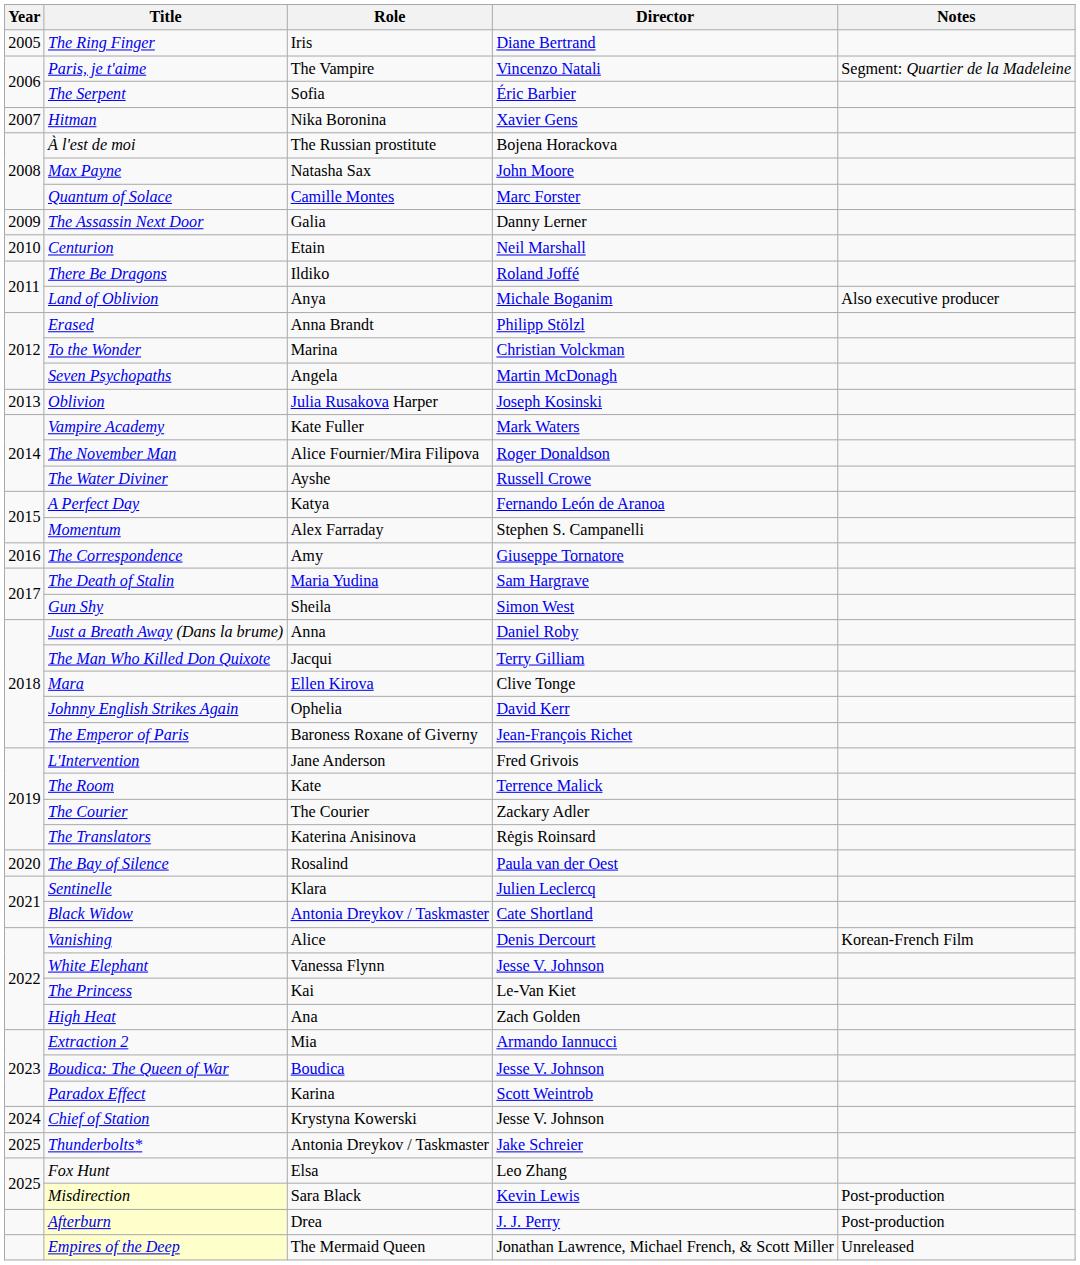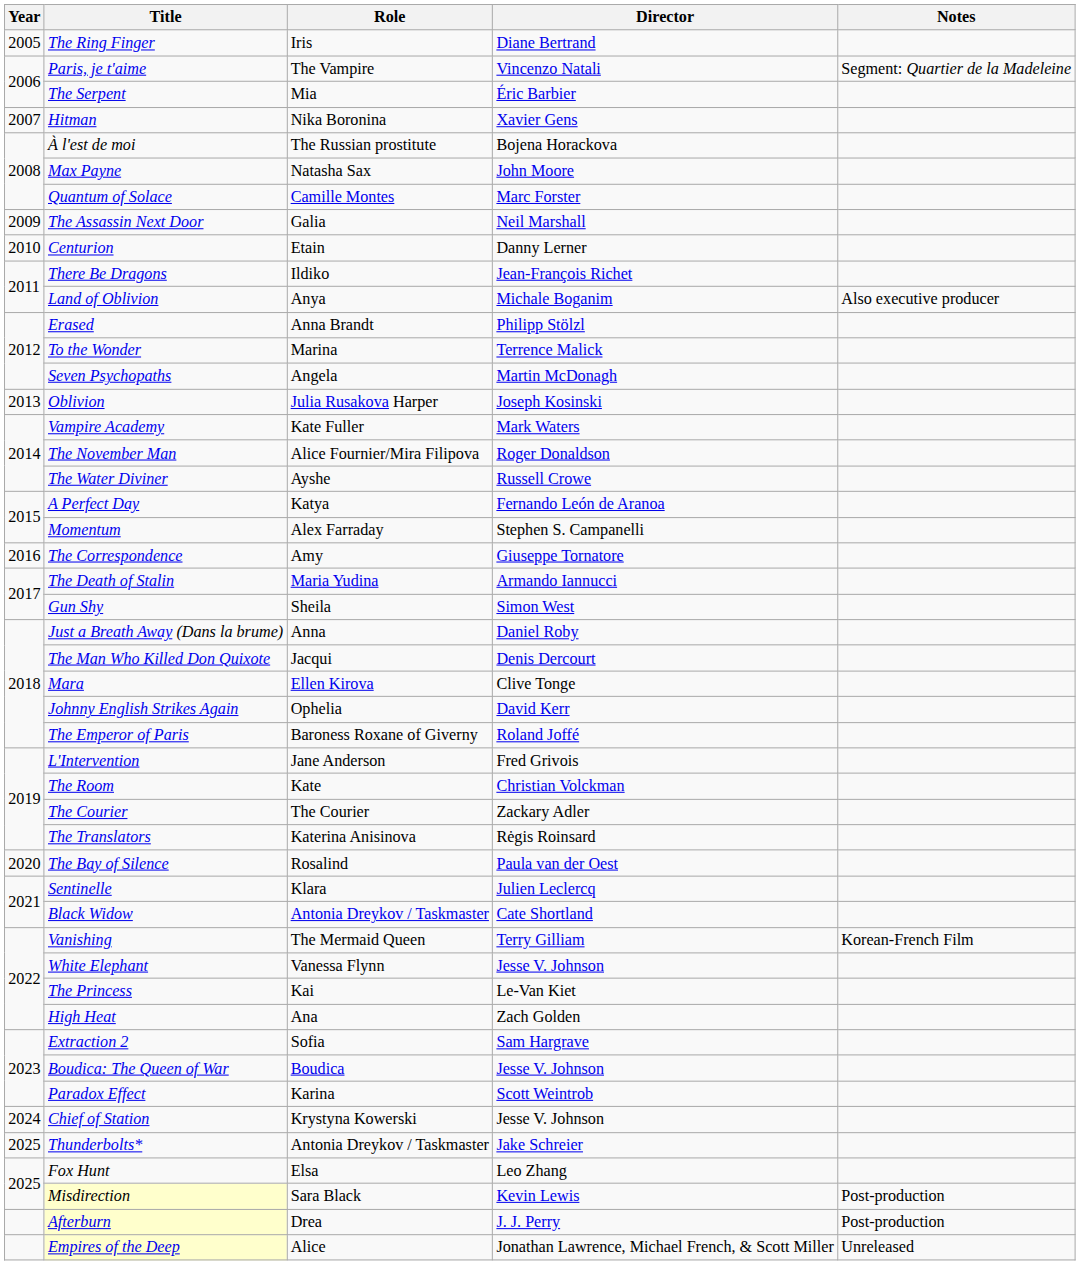(308, 94) Sofia -> (304, 94) Mia
(541, 222) Danny Lerner -> (541, 222) Neil Marshall
(541, 247) Neil Marshall -> (541, 247) Danny Lerner
(538, 273) Roland Joffé -> (564, 273) Jean-François Richet
(561, 350) Christian Volckman -> (549, 350) Terrence Malick
(543, 581) Sam Hargrave -> (557, 581) Armando Iannucci
(540, 658) Terry Gilliam -> (546, 658) Denis Dercourt
(564, 734) Jean-François Richet -> (538, 734) Roland Joffé
(549, 786) Terrence Malick -> (561, 786) Christian Volckman
(308, 939) Alice -> (358, 939) The Mermaid Queen
(546, 939) Denis Dercourt -> (540, 939) Terry Gilliam
(304, 1042) Mia -> (308, 1042) Sofia
(557, 1042) Armando Iannucci -> (543, 1042) Sam Hargrave
(358, 1247) The Mermaid Queen -> (308, 1247) Alice
